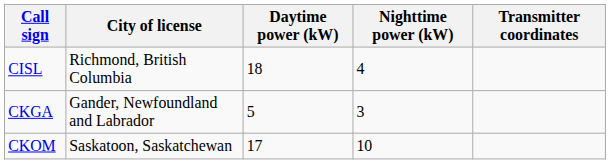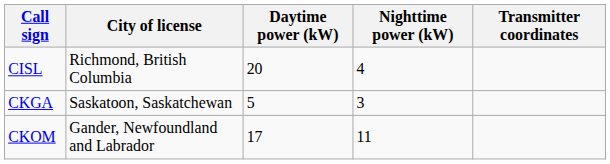(255, 68) 18 -> (255, 68) 20
(143, 111) Gander, Newfoundland and Labrador -> (151, 102) Saskatoon, Saskatchewan
(151, 145) Saskatoon, Saskatchewan -> (143, 136) Gander, Newfoundland and Labrador
(364, 145) 10 -> (364, 136) 11
